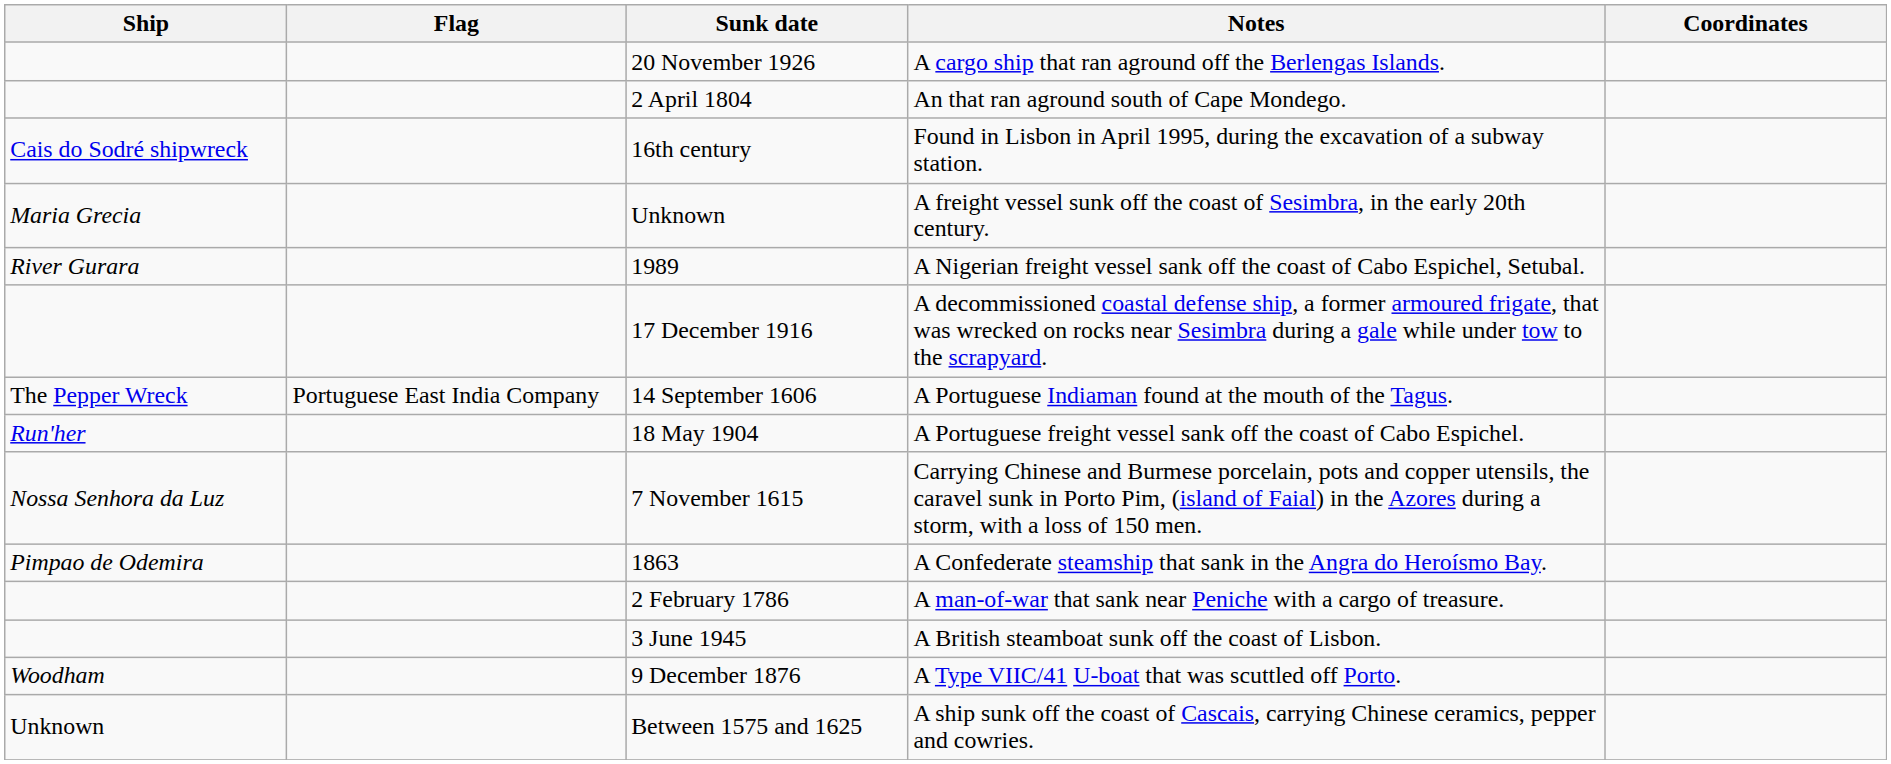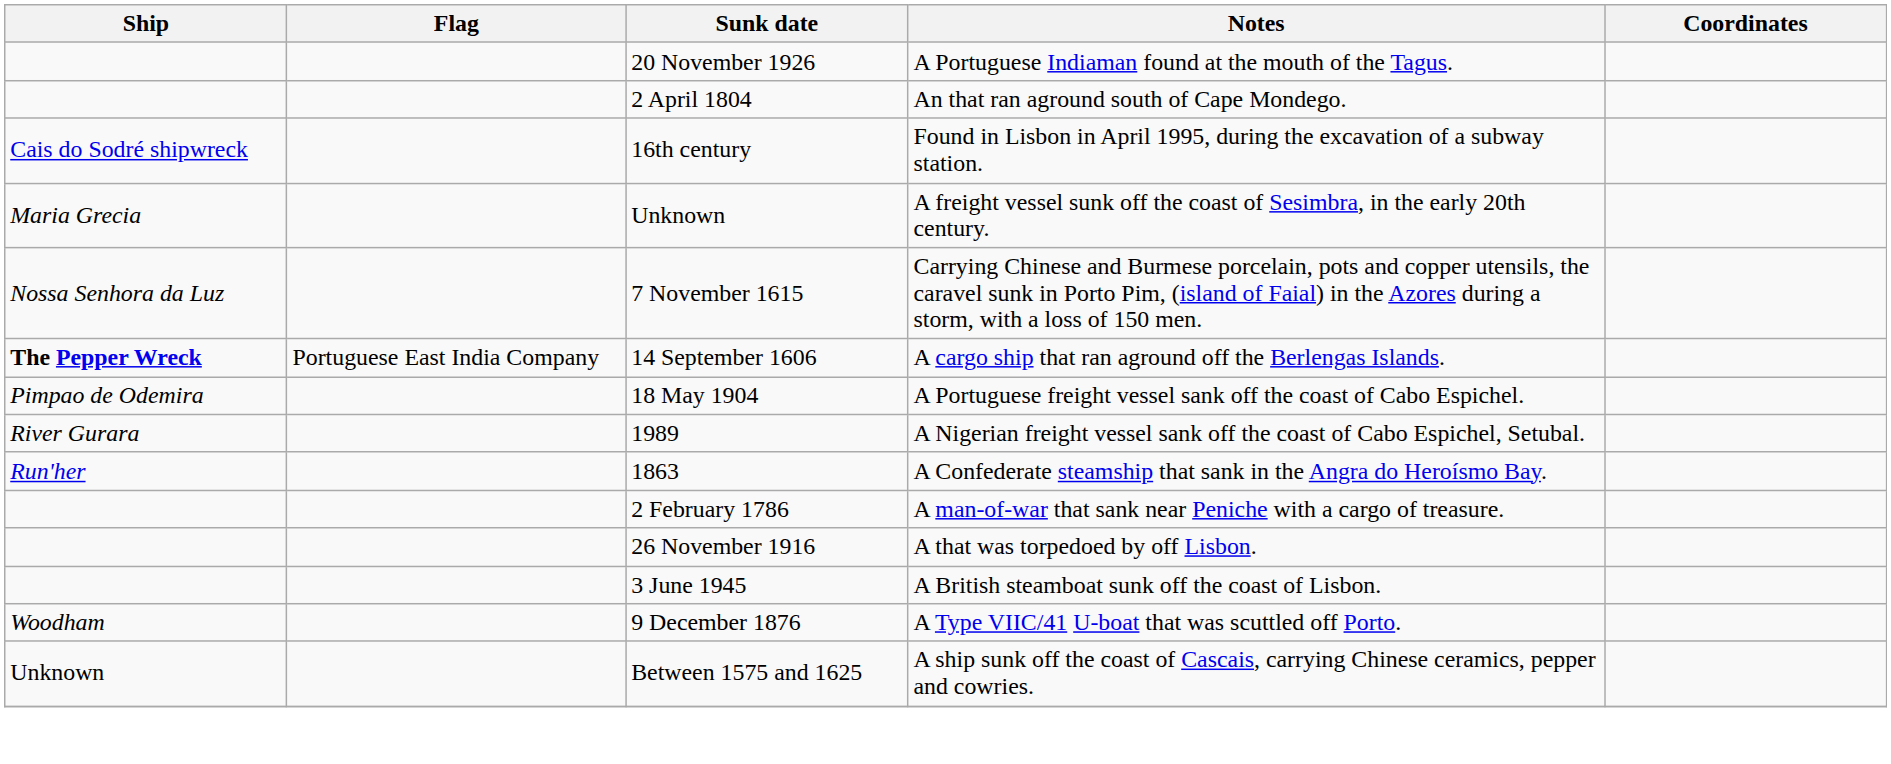(1179, 61) A cargo ship that ran aground off the Berlengas Islands. -> (1183, 61) A Portuguese Indiaman found at the mouth of the Tagus.
rows swapped: (717, 497) <-> (655, 266)
- row: (722, 330)
(99, 395) normal -> (106, 357) bold
(1183, 395) A Portuguese Indiaman found at the mouth of the Tagus. -> (1179, 357) A cargo ship that ran aground off the Berlengas Islands.
(48, 433) Run'her -> (107, 395) Pimpao de Odemira
(107, 562) Pimpao de Odemira -> (48, 470) Run'her
+ row: (723, 546)
